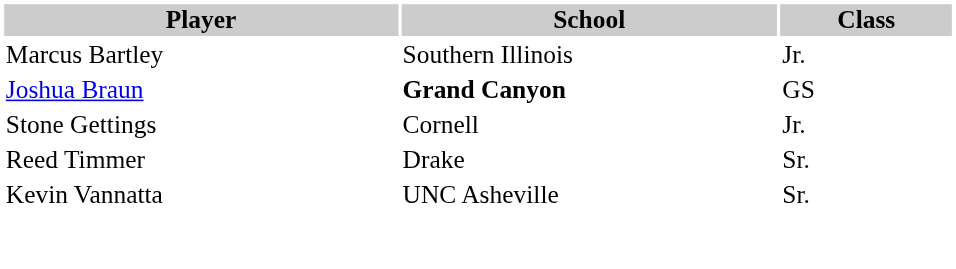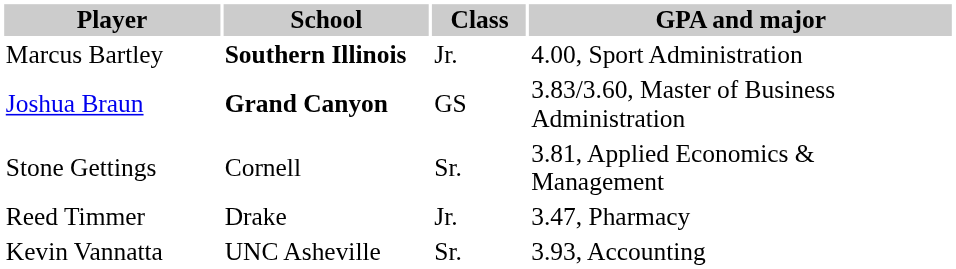+ column: (741, 19)
(488, 54) normal -> (316, 54) bold
(794, 124) Jr. -> (448, 167) Sr.
(796, 159) Sr. -> (446, 216) Jr.
